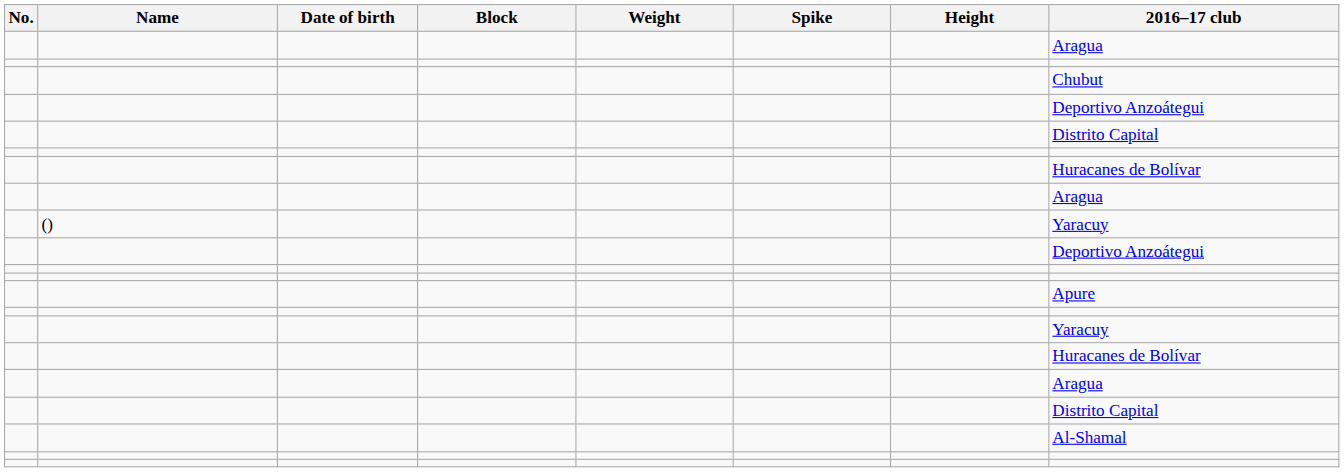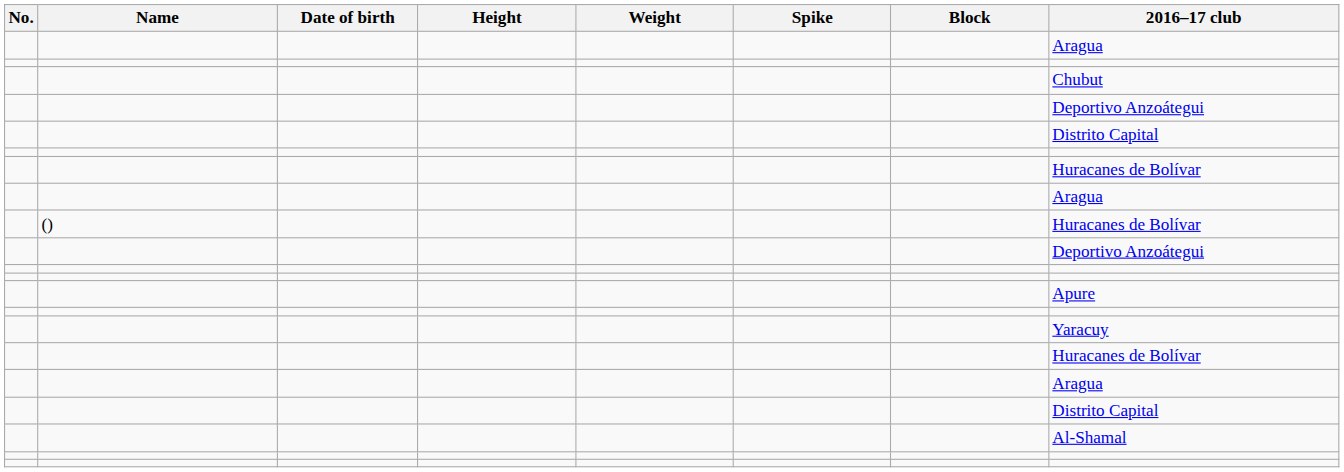columns swapped: (970, 18) <-> (497, 18)
(1081, 223) Yaracuy -> (1127, 223) Huracanes de Bolívar
